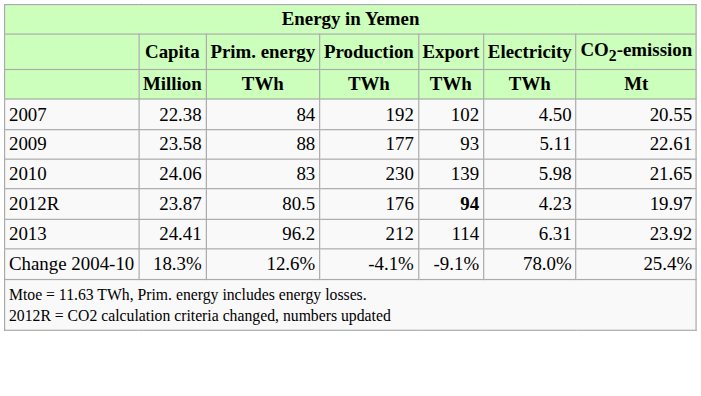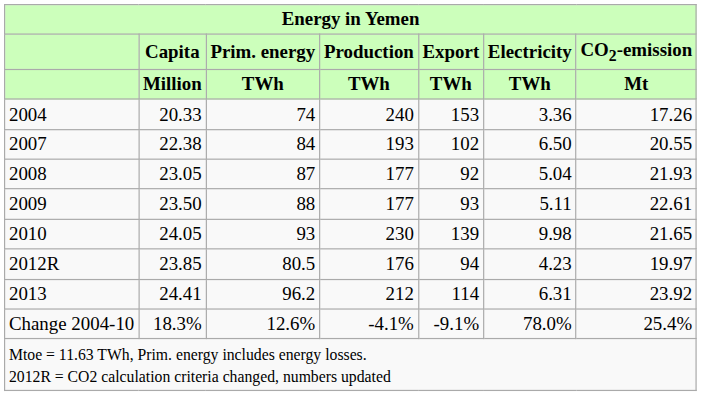+ row: (28, 114)
(400, 114) 192 -> (400, 144) 193
(555, 114) 4.50 -> (555, 144) 6.50
+ row: (28, 174)
(180, 144) 23.58 -> (180, 204) 23.50
(180, 174) 24.06 -> (180, 234) 24.05
(306, 174) 83 -> (306, 234) 93
(555, 174) 5.98 -> (555, 234) 9.98
(180, 204) 23.87 -> (180, 263) 23.85
(470, 204) bold -> (470, 263) normal
